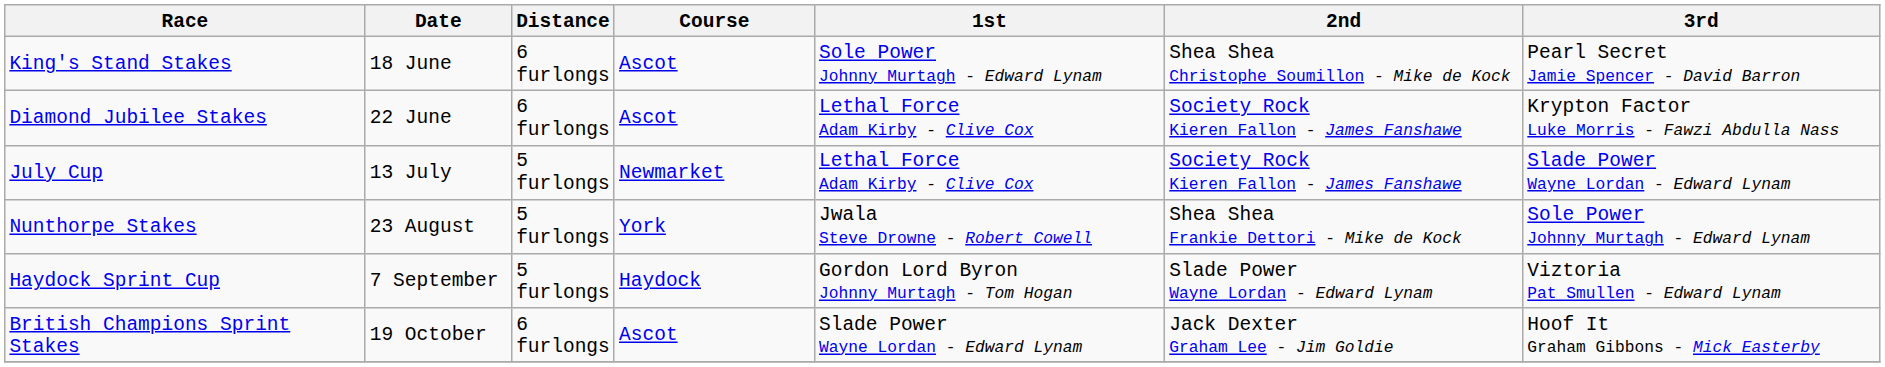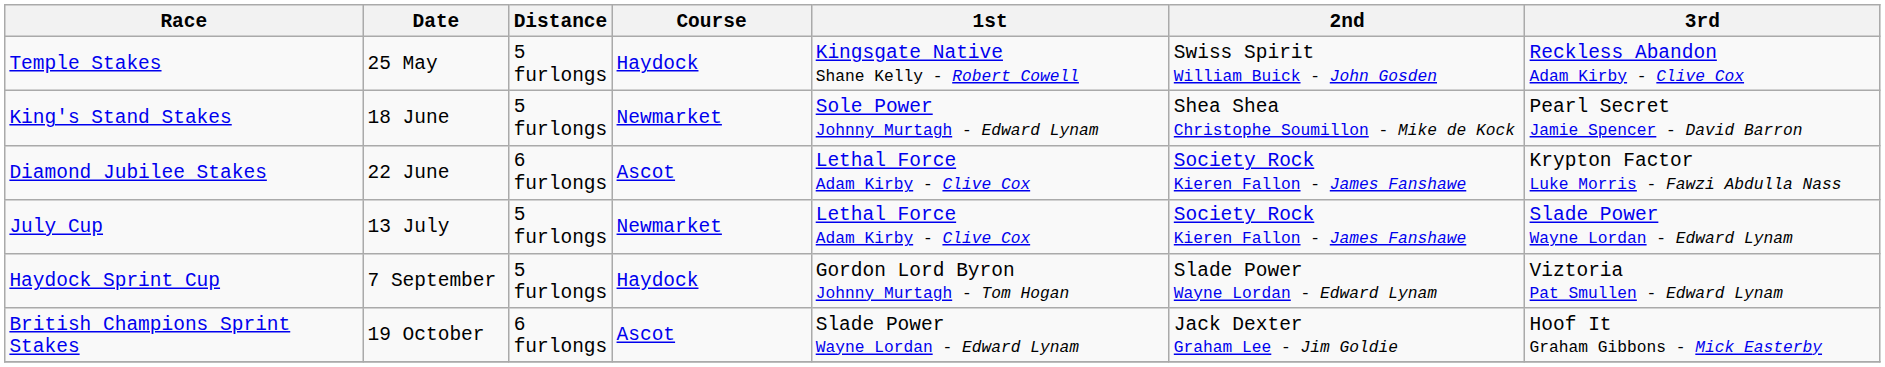+ row: (85, 64)
(563, 64) 6 furlongs -> (560, 118) 5 furlongs
(648, 64) Ascot -> (669, 118) Newmarket
- row: (103, 227)
